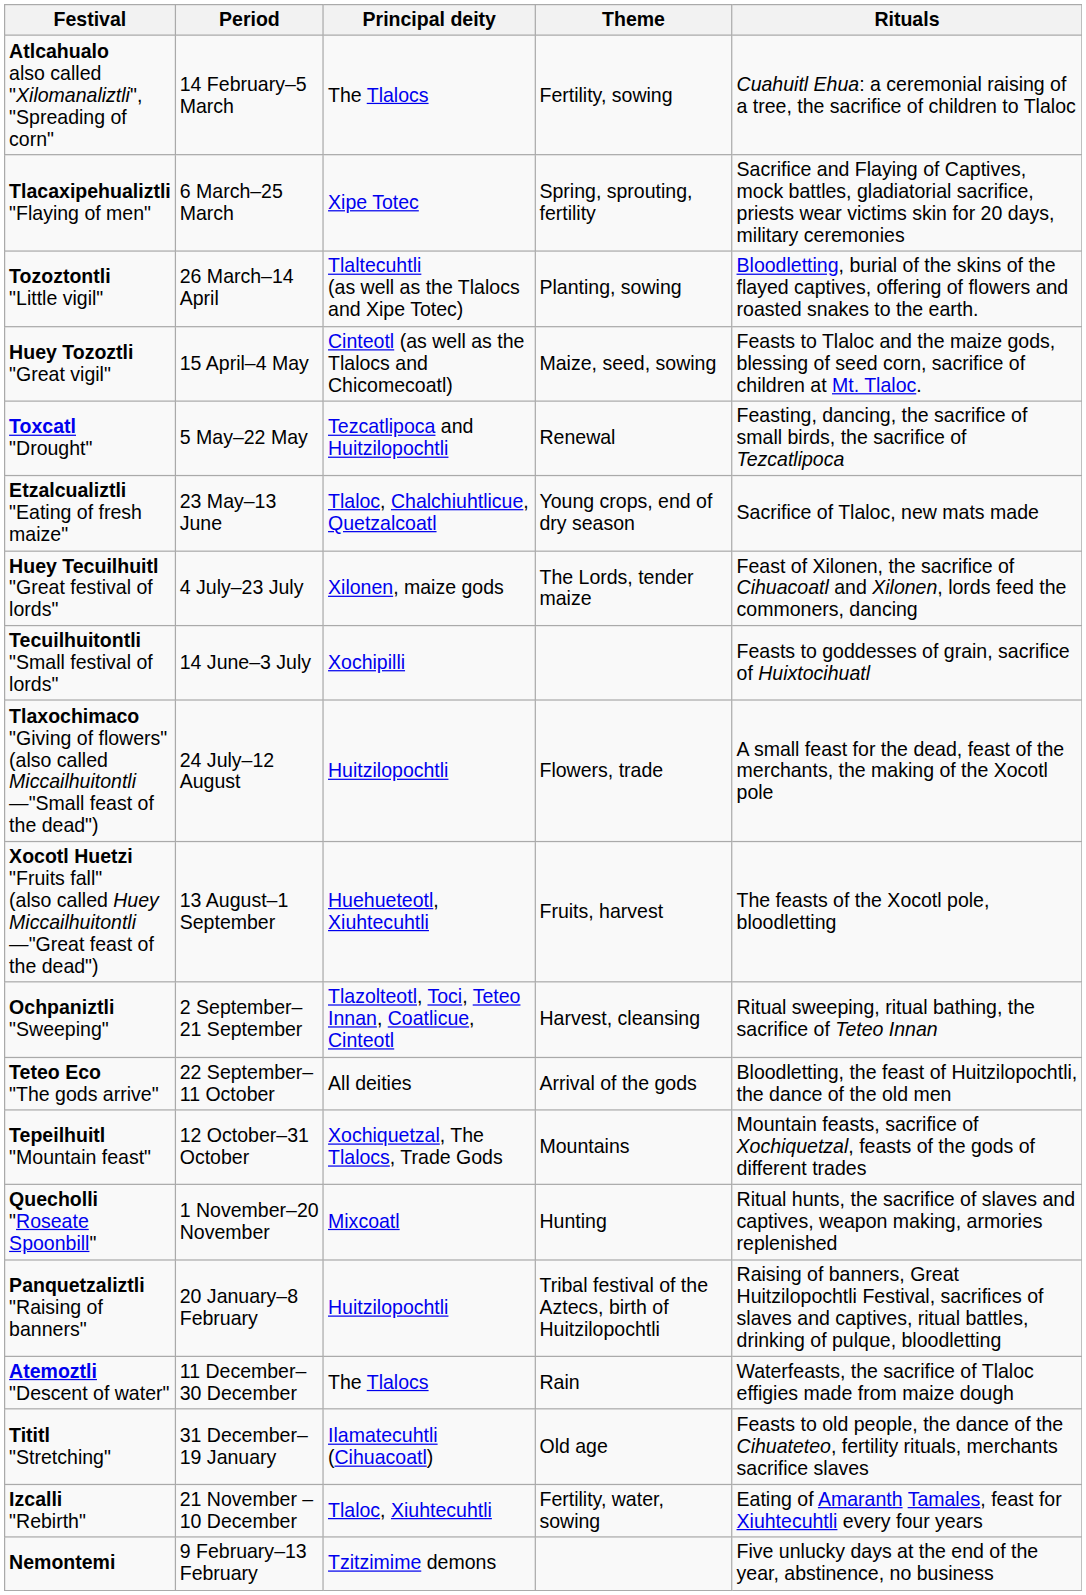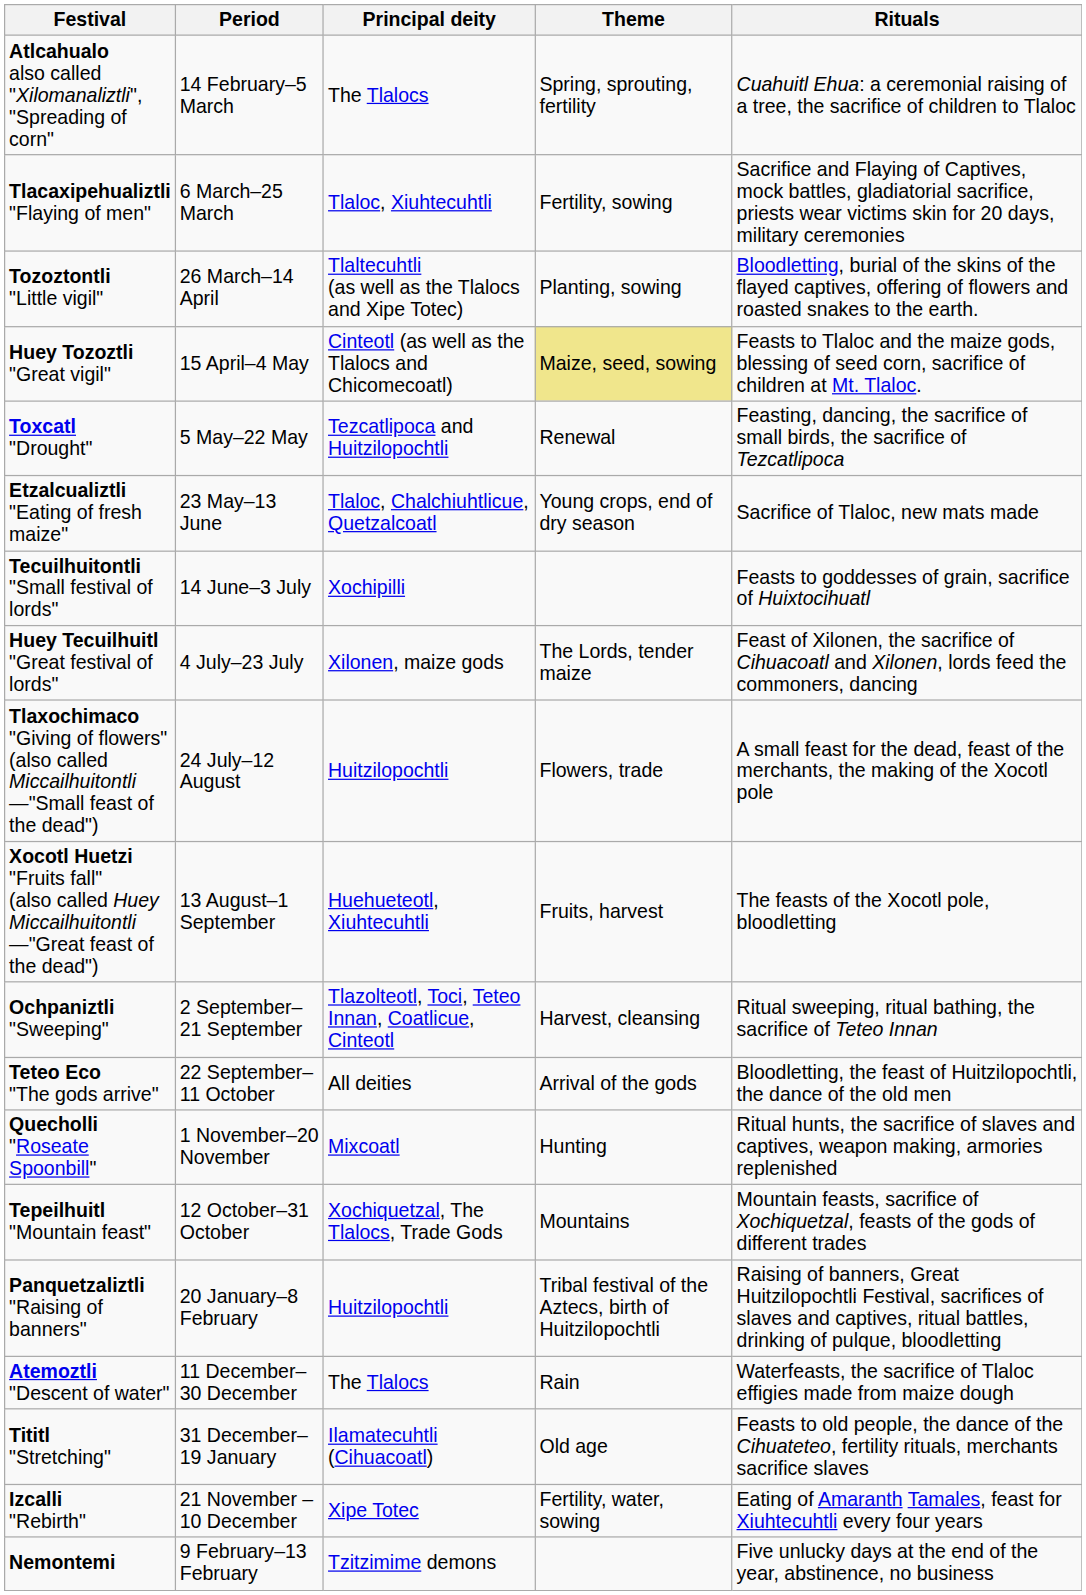(606, 94) Fertility, sowing -> (616, 94) Spring, sprouting, fertility
(373, 202) Xipe Totec -> (410, 202) Tlaloc, Xiuhtecuhtli
(616, 202) Spring, sprouting, fertility -> (606, 202) Fertility, sowing
(628, 363) no background -> (628, 363) khaki background
rows swapped: (81, 662) <-> (84, 588)
rows swapped: (80, 1147) <-> (54, 1221)
(410, 1510) Tlaloc, Xiuhtecuhtli -> (373, 1510) Xipe Totec
